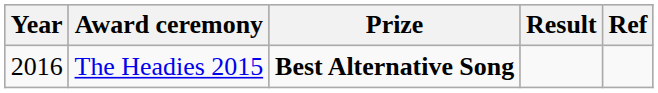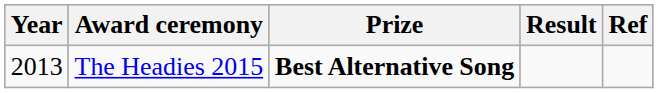(37, 66) 2016 -> (37, 66) 2013
